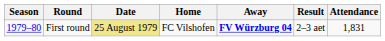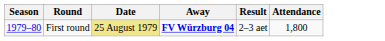- column: (188, 12)
(354, 28) 1,831 -> (296, 28) 1,800
